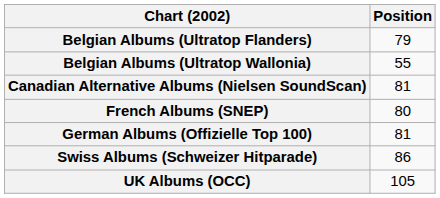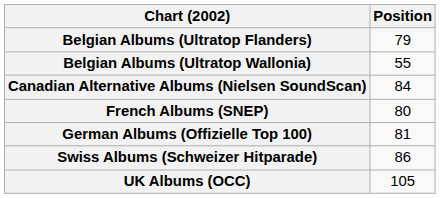(403, 87) 81 -> (403, 87) 84
